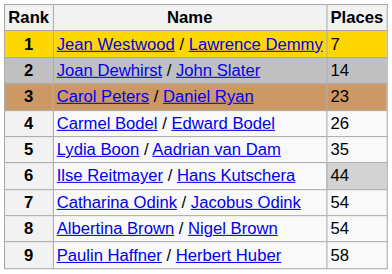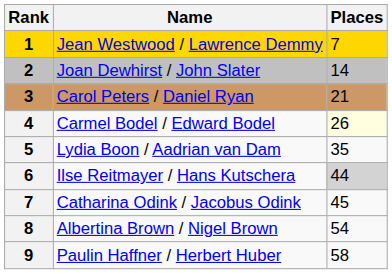(340, 96) 23 -> (340, 96) 21
(340, 123) no background -> (340, 123) lightyellow background
(340, 202) 54 -> (340, 202) 45
